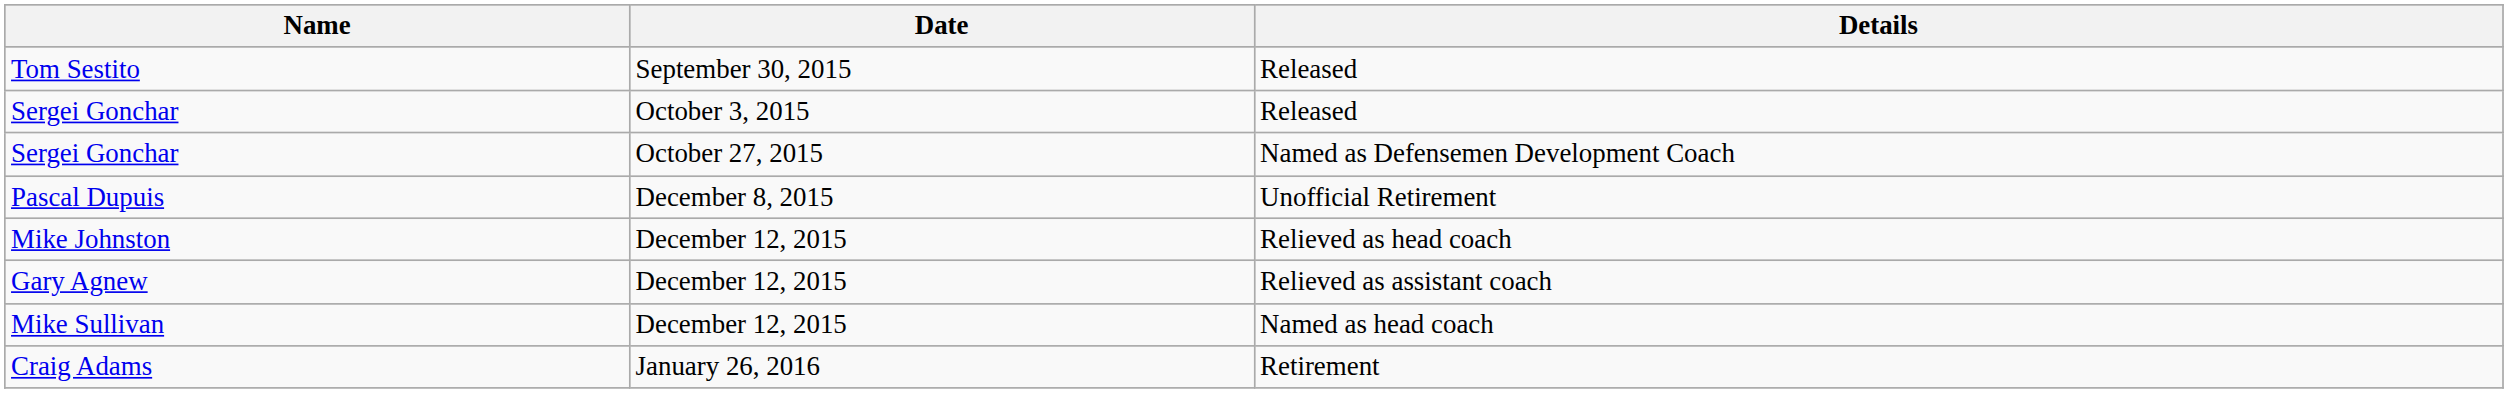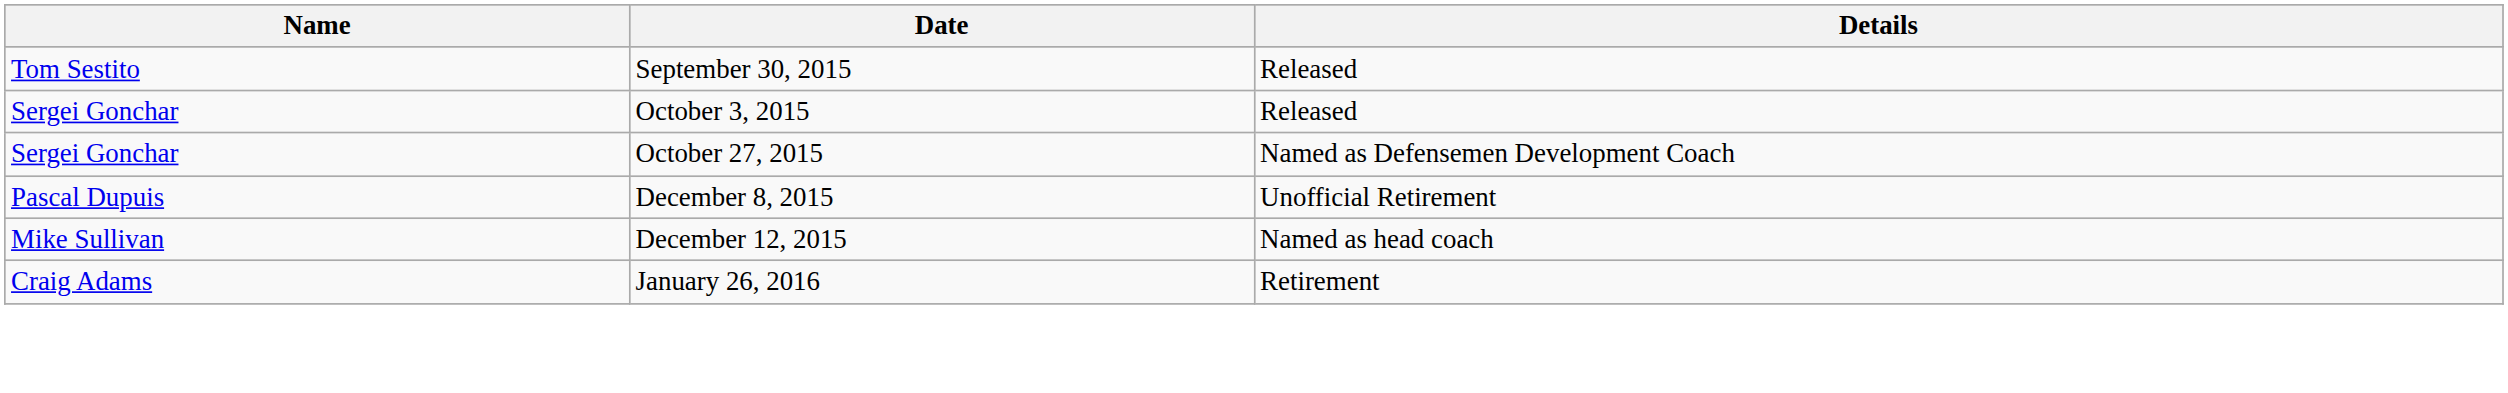- row: (91, 238)
- row: (79, 281)
